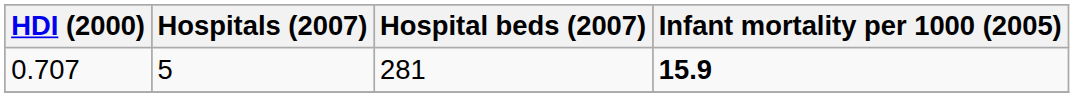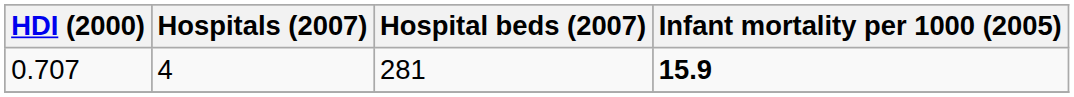(165, 69) 5 -> (165, 69) 4
